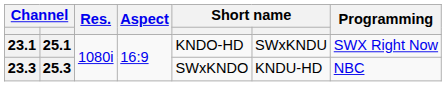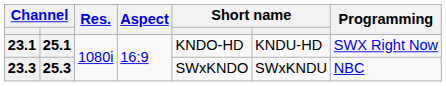(291, 45) SWxKNDU -> (289, 45) KNDU-HD
(289, 68) KNDU-HD -> (291, 68) SWxKNDU
